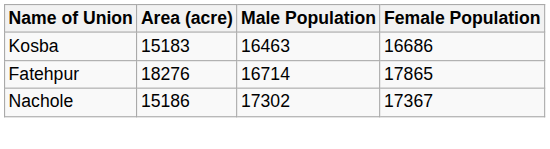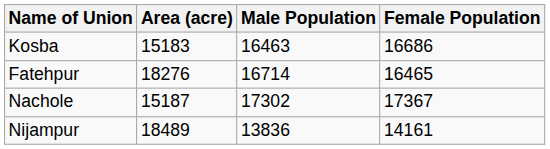(409, 74) 17865 -> (409, 74) 16465
(165, 102) 15186 -> (165, 102) 15187
+ row: (44, 130)
